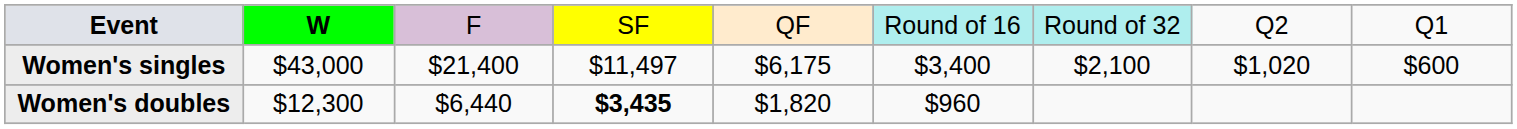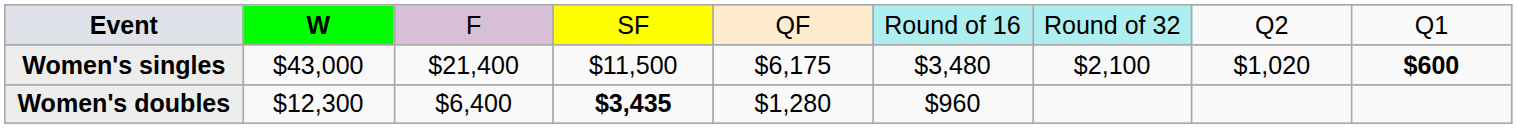(633, 65) $11,497 -> (633, 65) $11,500
(953, 65) $3,400 -> (953, 65) $3,480
(1431, 65) normal -> (1431, 65) bold
(474, 104) $6,440 -> (474, 104) $6,400
(793, 104) $1,820 -> (793, 104) $1,280
